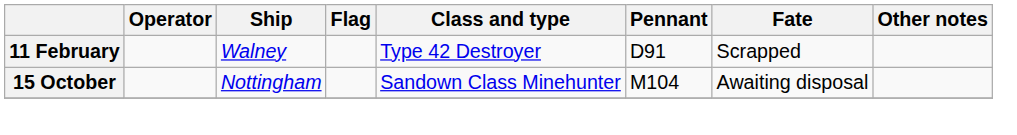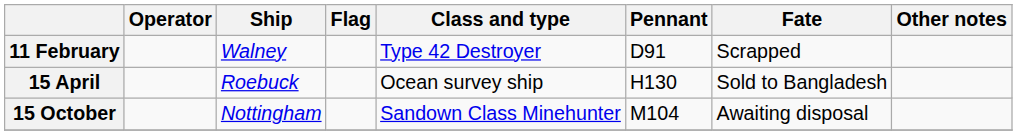+ row: (64, 82)
